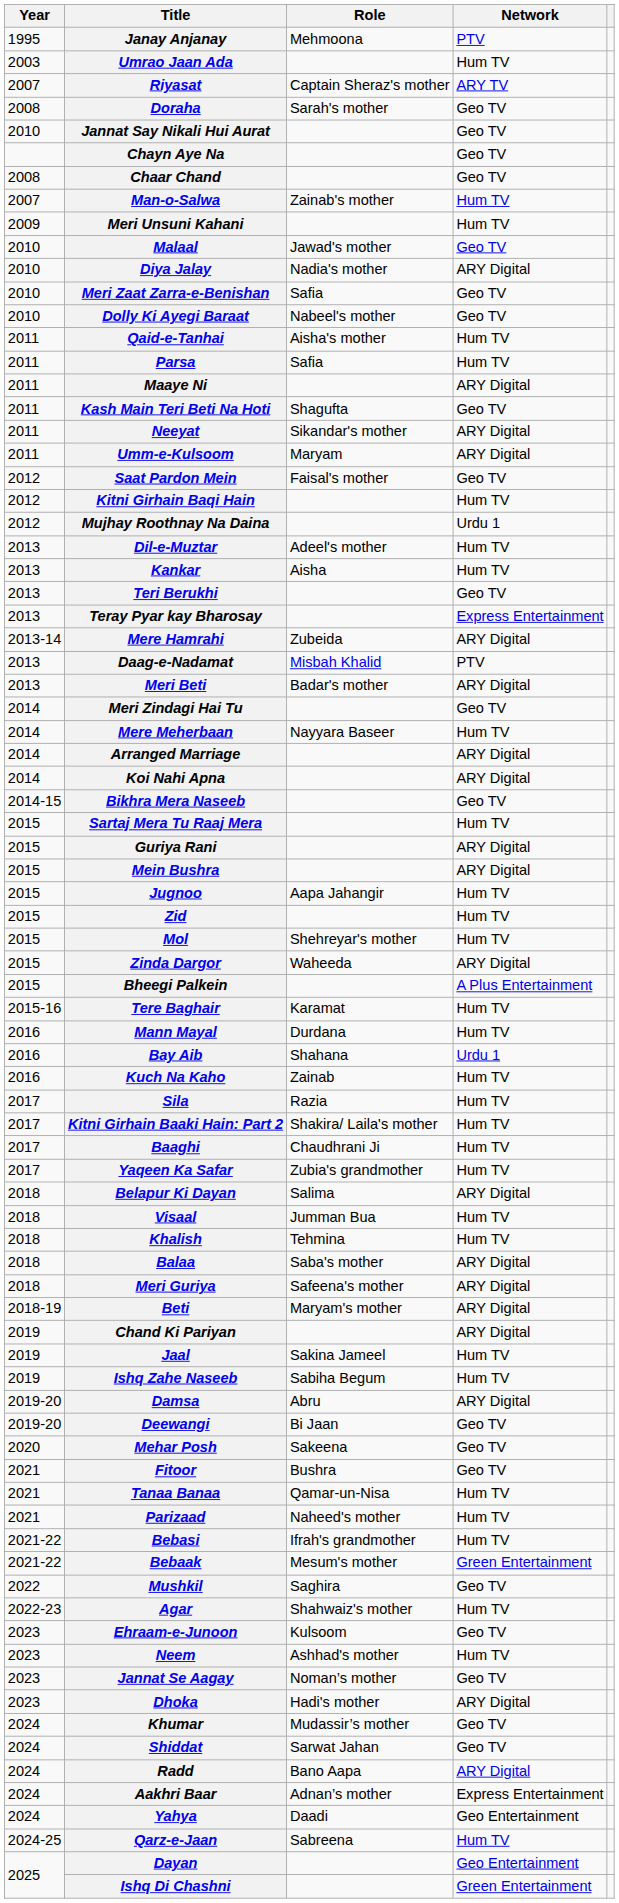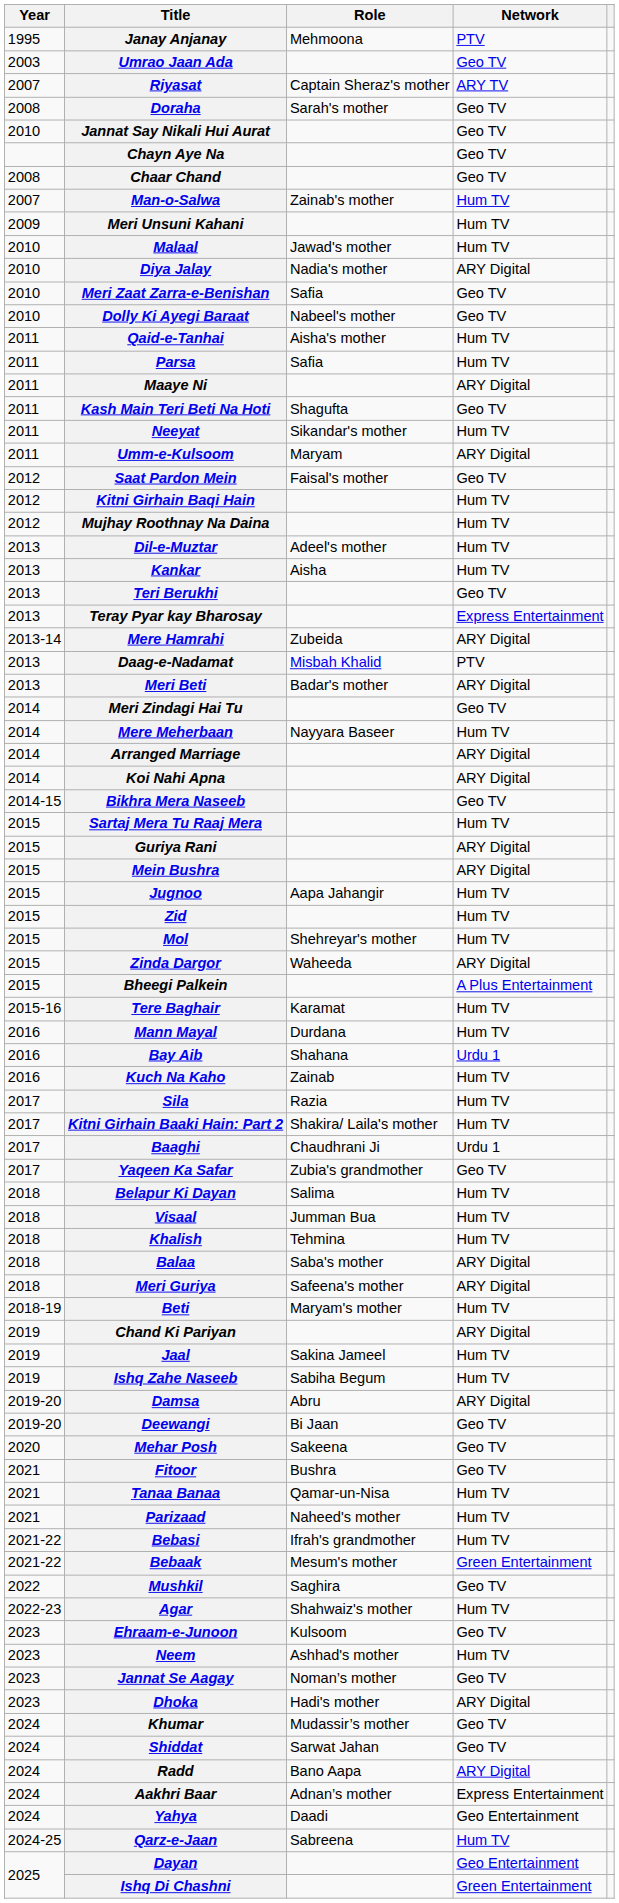(483, 62) Hum TV -> (481, 62) Geo TV
(481, 246) Geo TV -> (483, 246) Hum TV
(493, 431) ARY Digital -> (483, 431) Hum TV
(478, 524) Urdu 1 -> (483, 524) Hum TV
(483, 1147) Hum TV -> (478, 1147) Urdu 1
(483, 1170) Hum TV -> (481, 1170) Geo TV
(493, 1193) ARY Digital -> (483, 1193) Hum TV
(493, 1309) ARY Digital -> (483, 1309) Hum TV
